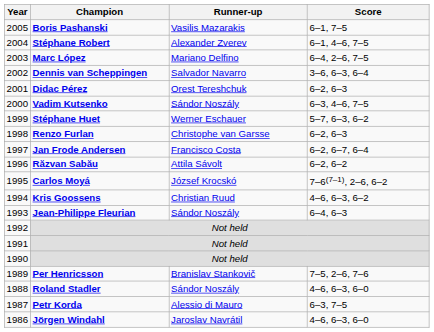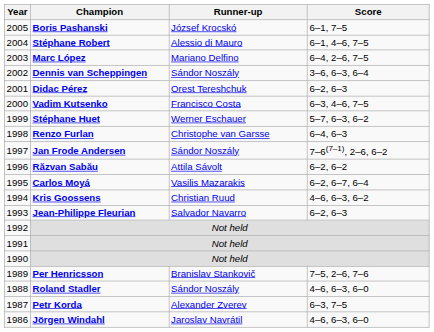(208, 28) Vasilis Mazarakis -> (204, 28) József Krocskó
(209, 43) Alexander Zverev -> (207, 43) Alessio di Mauro
(209, 73) Salvador Navarro -> (205, 73) Sándor Noszály
(205, 104) Sándor Noszály -> (206, 104) Francisco Costa
(328, 134) 6–2, 6–3 -> (328, 134) 6–4, 6–3
(206, 150) Francisco Costa -> (205, 151) Sándor Noszály
(339, 150) 6–2, 6–7, 6–4 -> (348, 151) 7–6(7–1), 2–6, 6–2
(204, 181) József Krocskó -> (208, 183) Vasilis Mazarakis
(348, 181) 7–6(7–1), 2–6, 6–2 -> (339, 183) 6–2, 6–7, 6–4
(205, 213) Sándor Noszály -> (209, 213) Salvador Navarro
(328, 213) 6–4, 6–3 -> (328, 213) 6–2, 6–3
(207, 304) Alessio di Mauro -> (209, 304) Alexander Zverev
